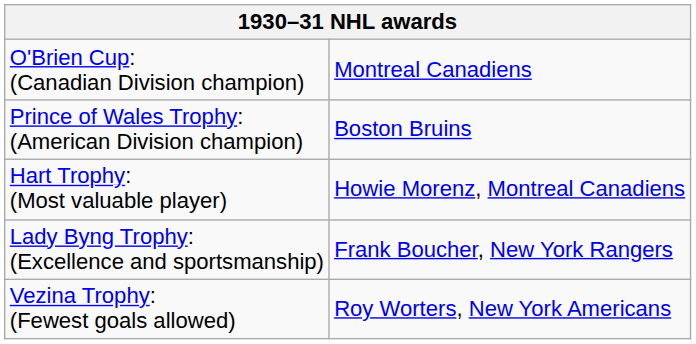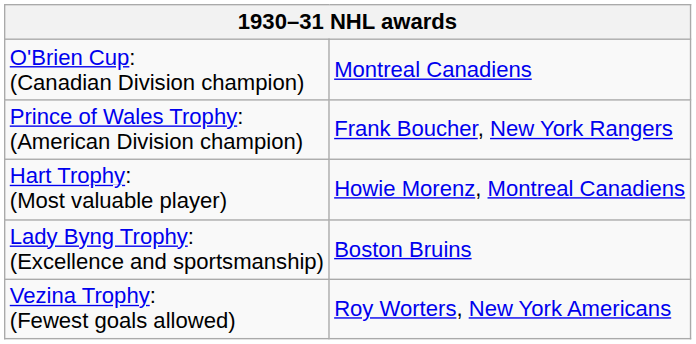(403, 129) Boston Bruins -> (504, 129) Frank Boucher, New York Rangers
(504, 249) Frank Boucher, New York Rangers -> (403, 249) Boston Bruins
